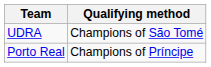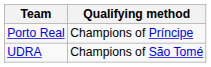rows swapped: (24, 33) <-> (36, 52)
